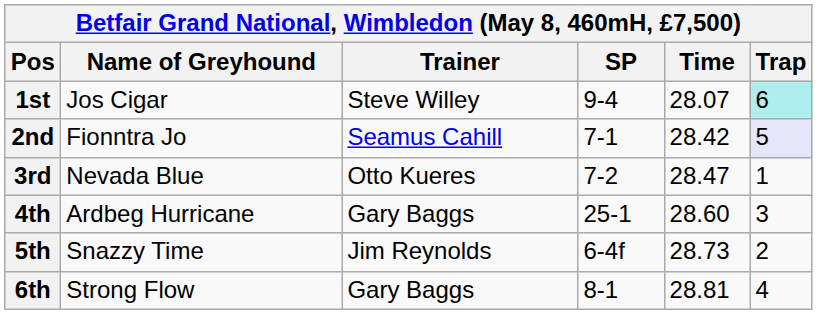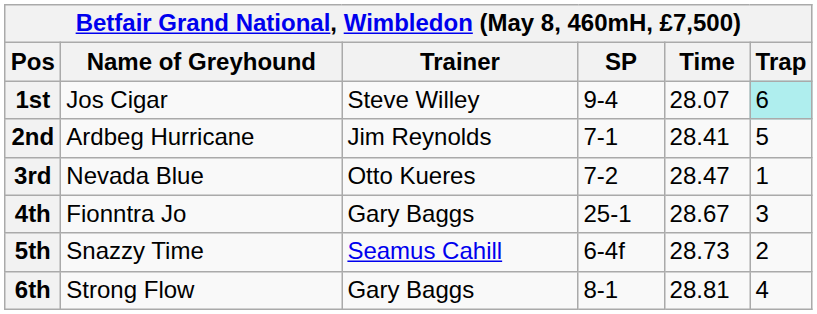(126, 137) Fionntra Jo -> (160, 137) Ardbeg Hurricane
(425, 137) Seamus Cahill -> (419, 137) Jim Reynolds
(700, 137) 28.42 -> (700, 137) 28.41
(762, 137) lavender background -> (762, 137) no background
(160, 213) Ardbeg Hurricane -> (126, 213) Fionntra Jo
(700, 213) 28.60 -> (700, 213) 28.67
(419, 251) Jim Reynolds -> (425, 251) Seamus Cahill
